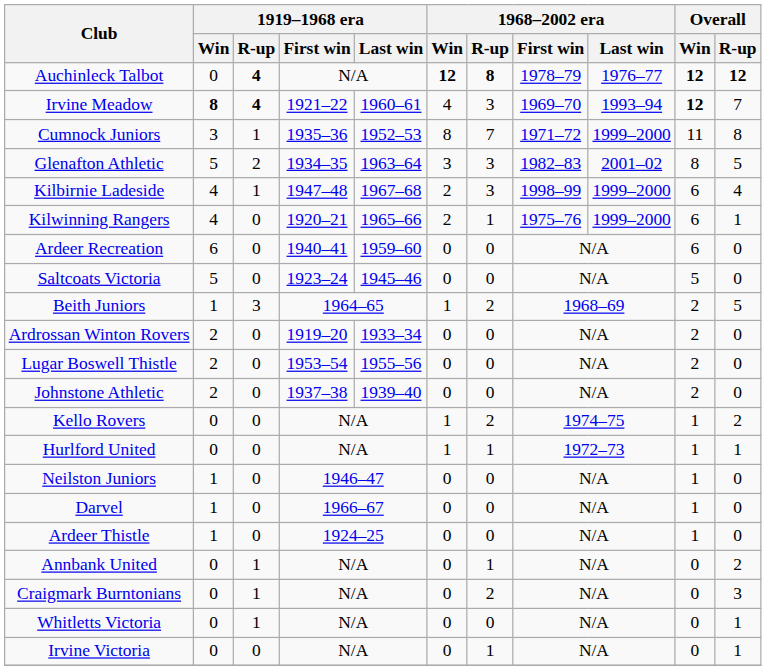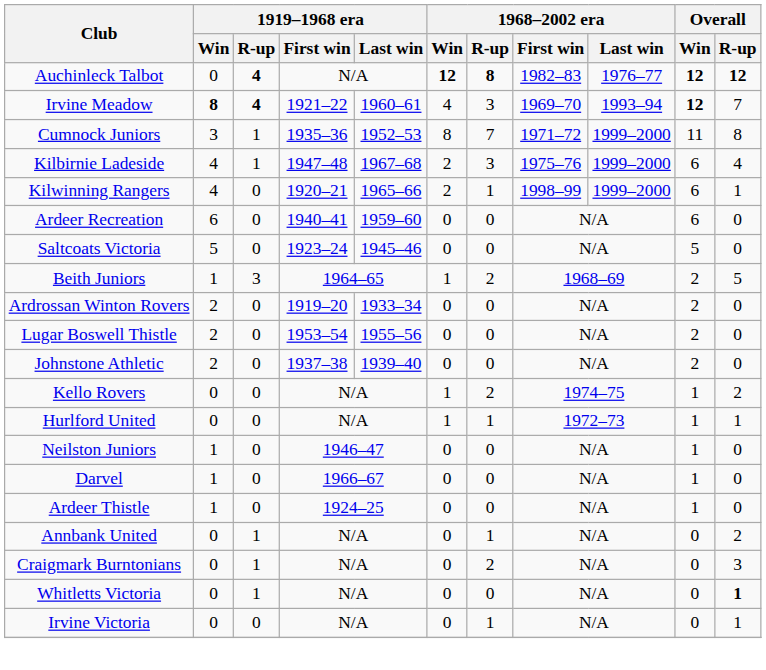(551, 76) 1978–79 -> (551, 76) 1982–83
- row: (99, 162)
(551, 191) 1998–99 -> (551, 162) 1975–76
(551, 220) 1975–76 -> (551, 191) 1998–99
(738, 622) normal -> (738, 594) bold
